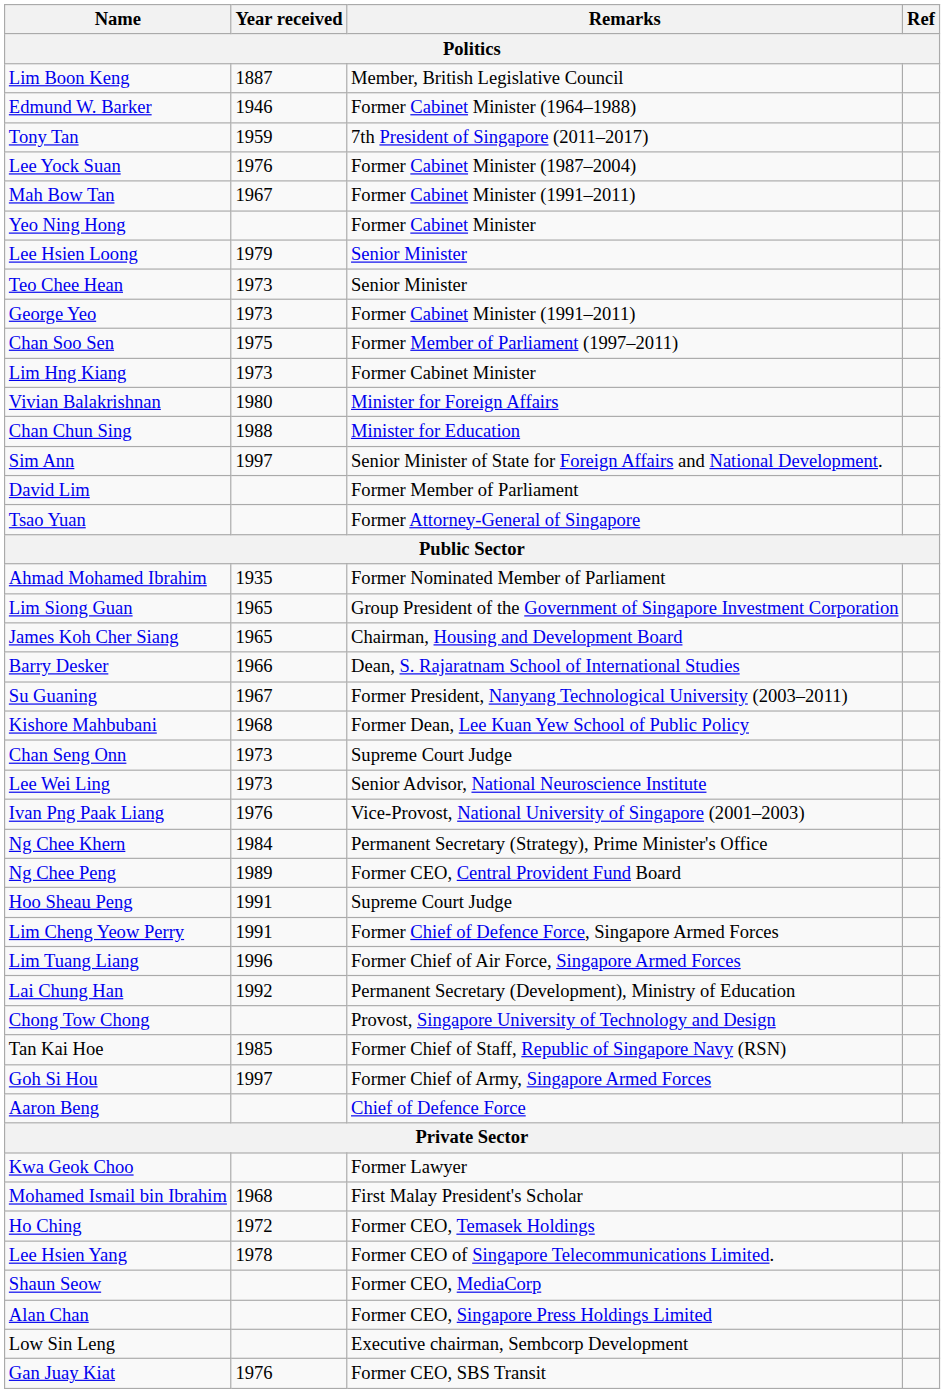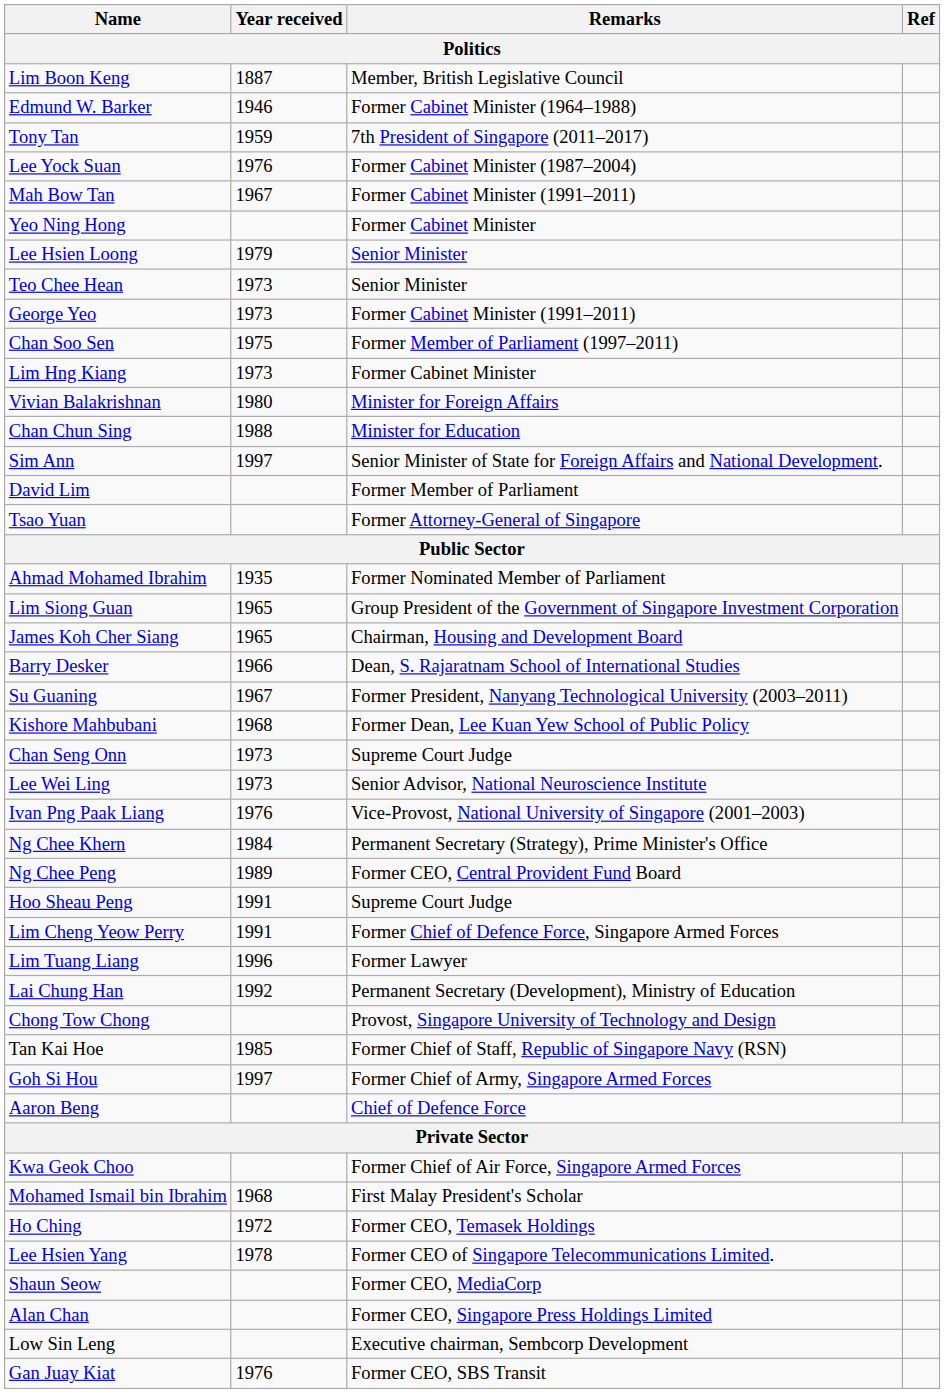(546, 961) Former Chief of Air Force, Singapore Armed Forces -> (409, 961) Former Lawyer
(409, 1167) Former Lawyer -> (546, 1167) Former Chief of Air Force, Singapore Armed Forces
